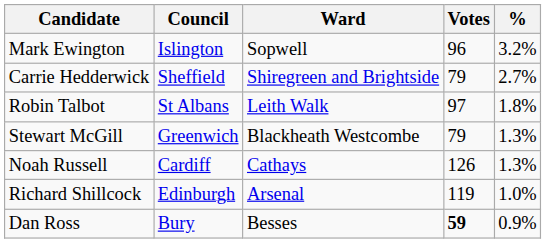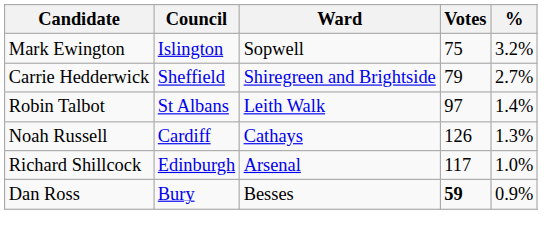(457, 48) 96 -> (453, 48) 75
(518, 106) 1.8% -> (514, 106) 1.4%
- row: (66, 135)
(461, 194) 119 -> (458, 164) 117
